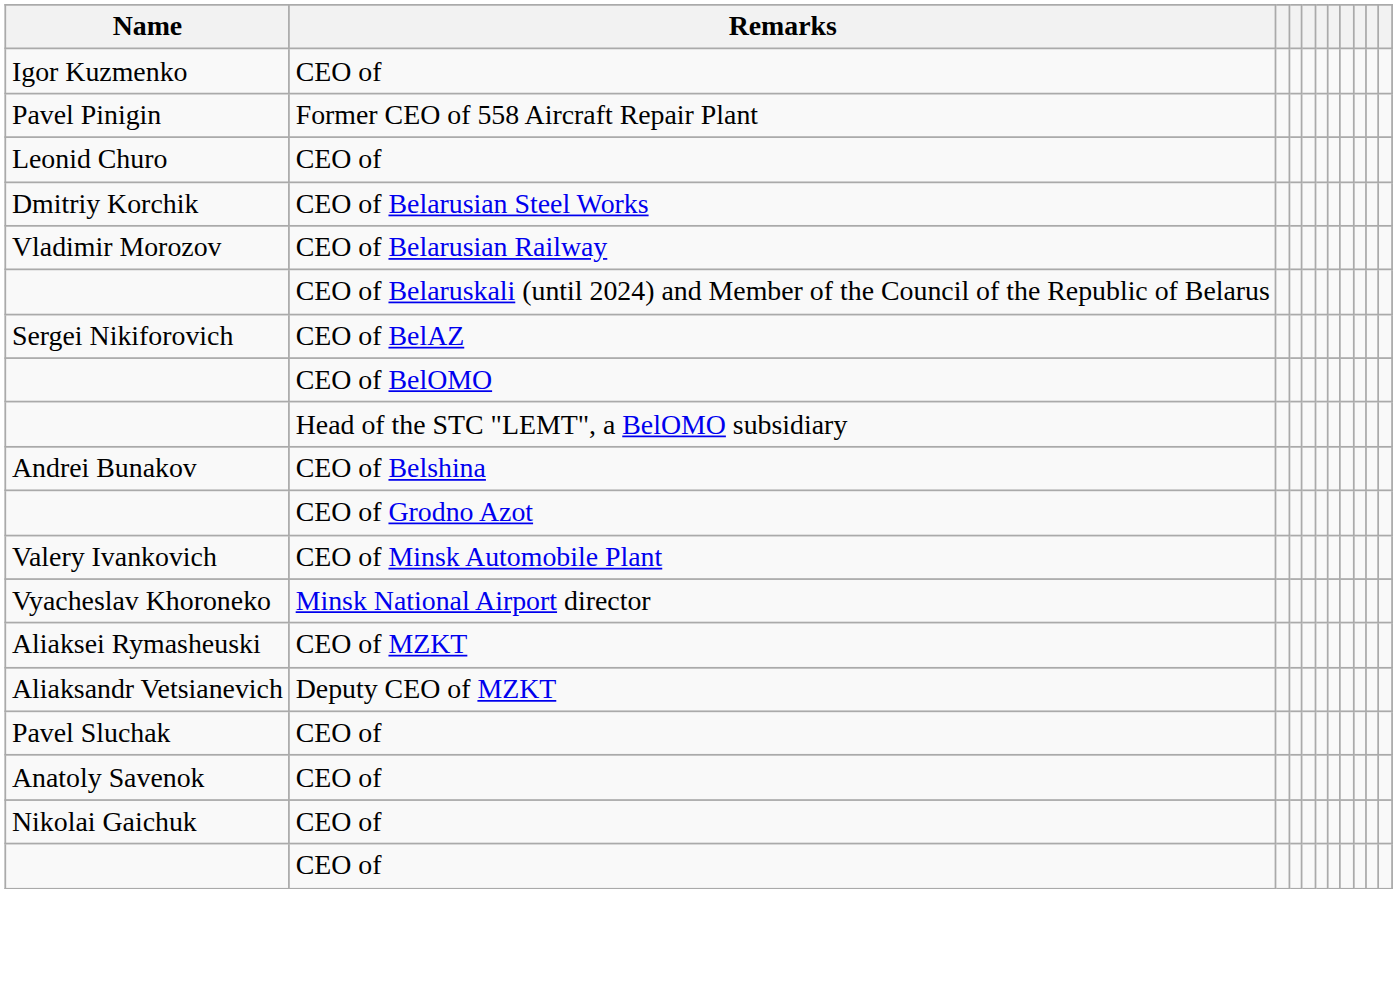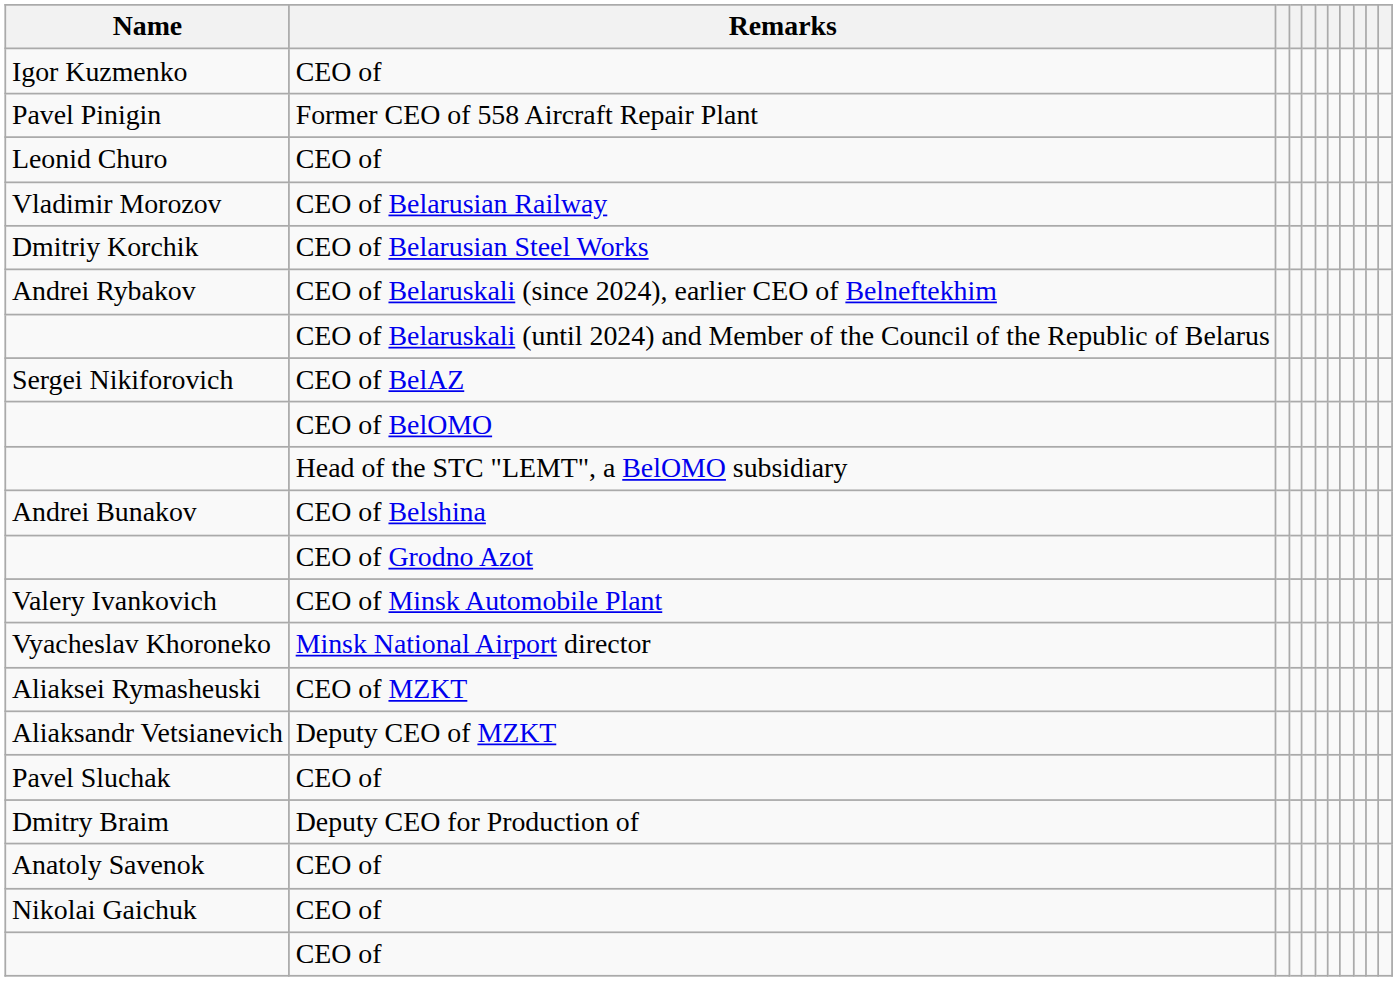rows swapped: (117, 247) <-> (105, 203)
+ row: (104, 291)
+ row: (90, 821)
